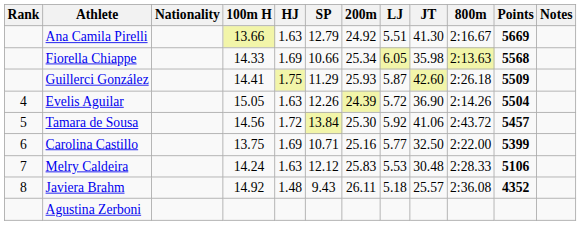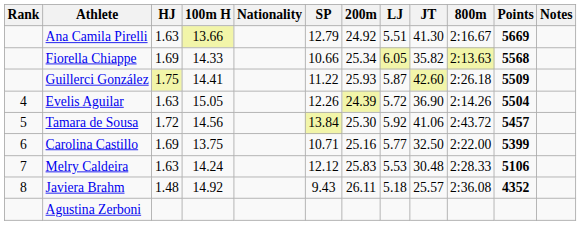columns swapped: (187, 15) <-> (290, 15)
(428, 58) 35.98 -> (428, 58) 35.82
(324, 79) 11.29 -> (324, 79) 11.22
